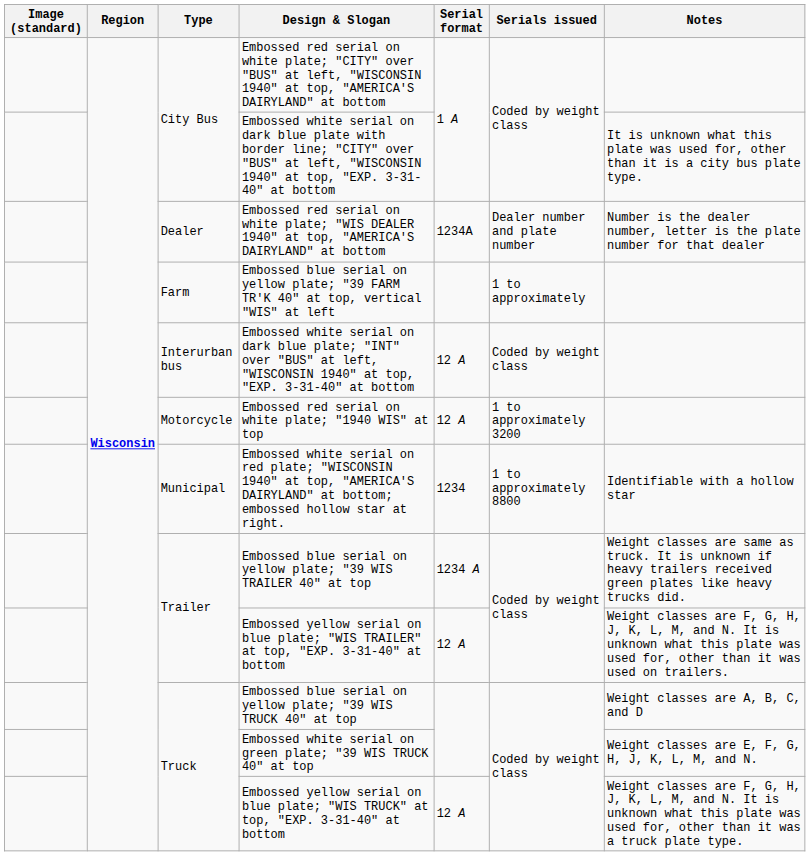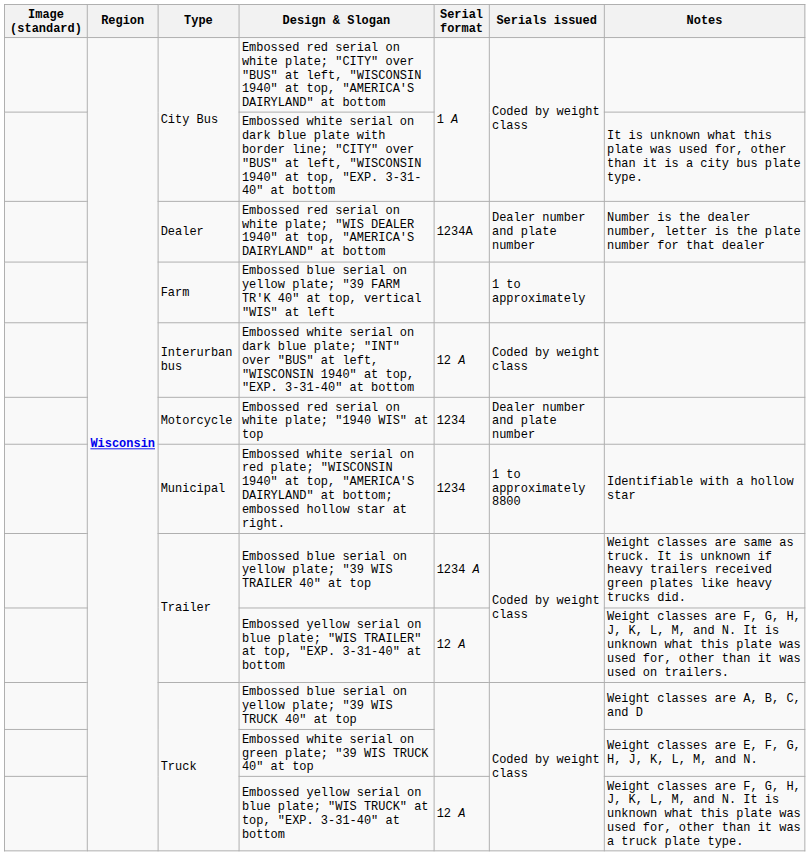(451, 421) 12 A -> (451, 421) 1234
(539, 421) 1 to approximately 3200 -> (539, 421) Dealer number and plate number
